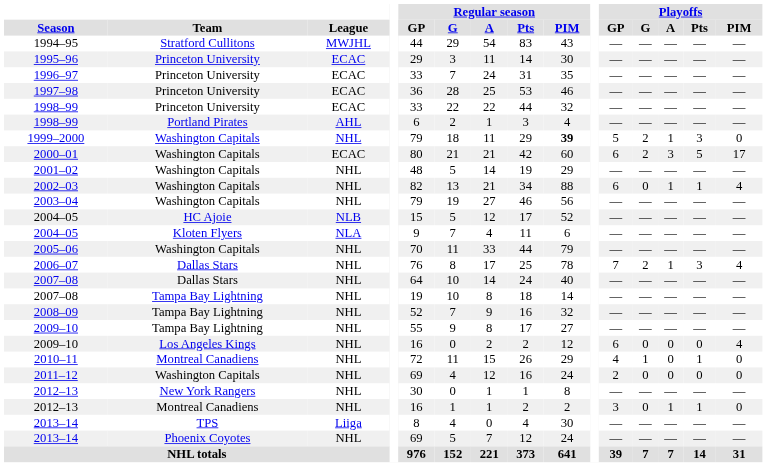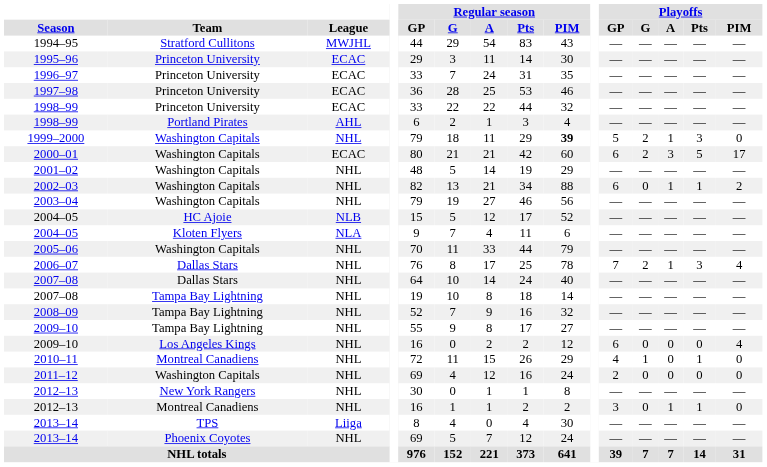(739, 185) 4 -> (739, 185) 2
